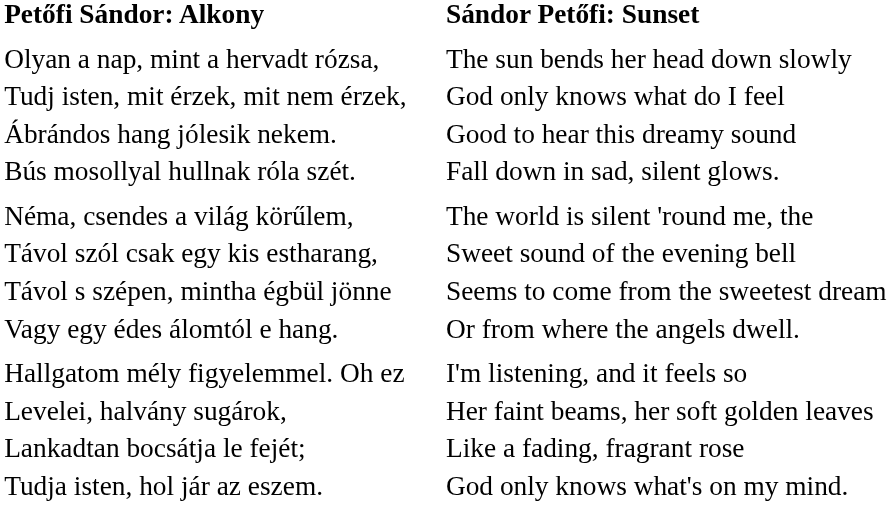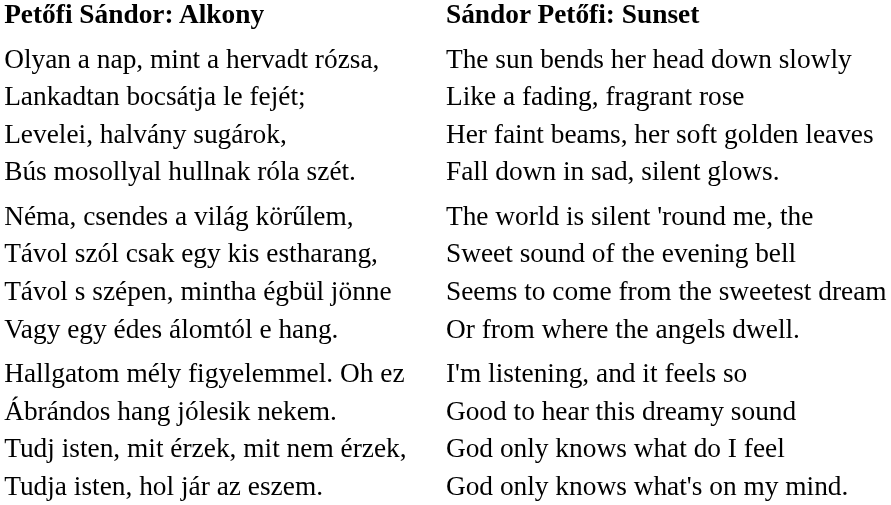rows swapped: (155, 448) <-> (205, 96)
rows swapped: (145, 410) <-> (171, 133)
